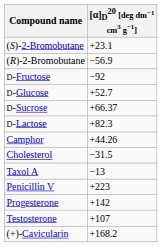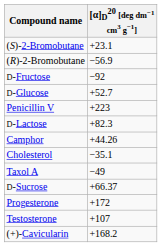rows swapped: (27, 108) <-> (30, 187)
(101, 155) −31.5 -> (101, 155) −35.1
(97, 171) −13 -> (97, 171) −49
(100, 202) +142 -> (100, 202) +172
